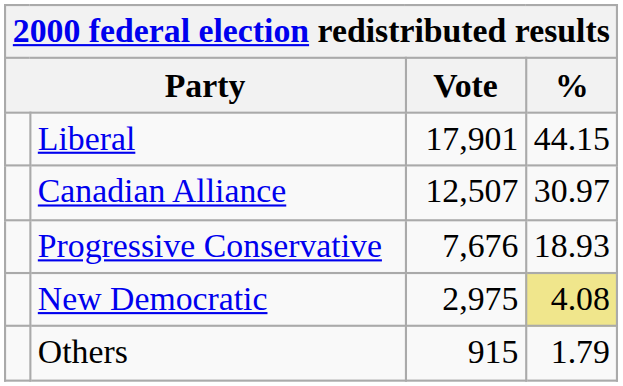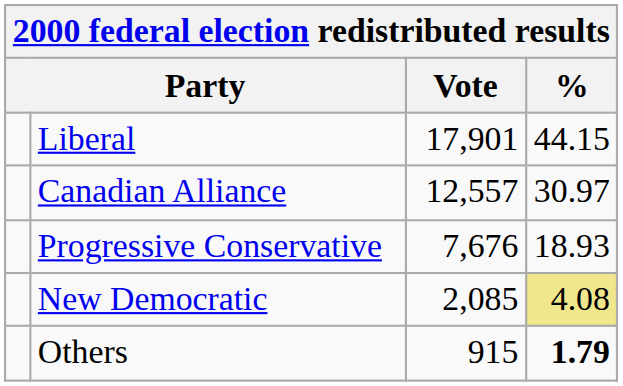(472, 191) 12,507 -> (472, 191) 12,557
(480, 298) 2,975 -> (480, 298) 2,085
(580, 352) normal -> (580, 352) bold
